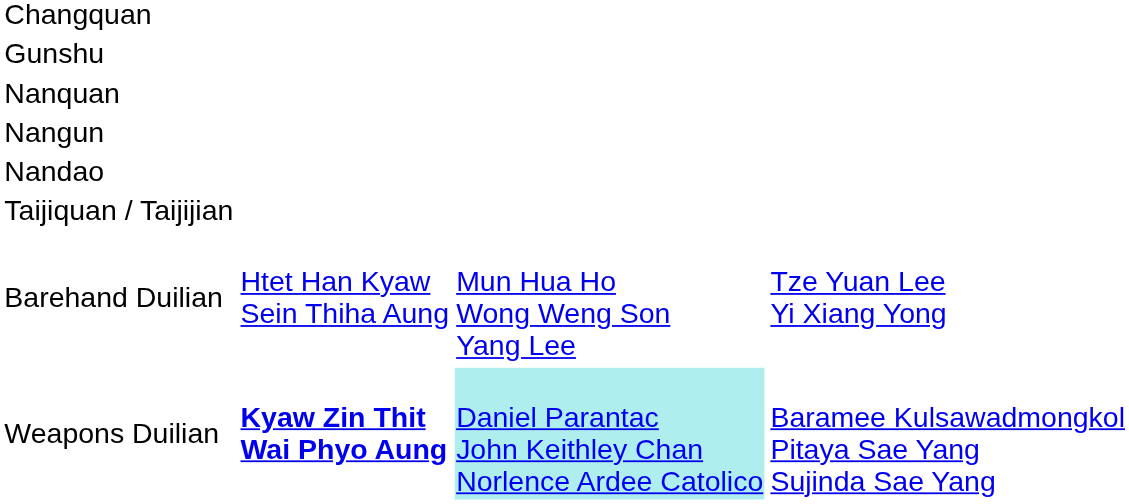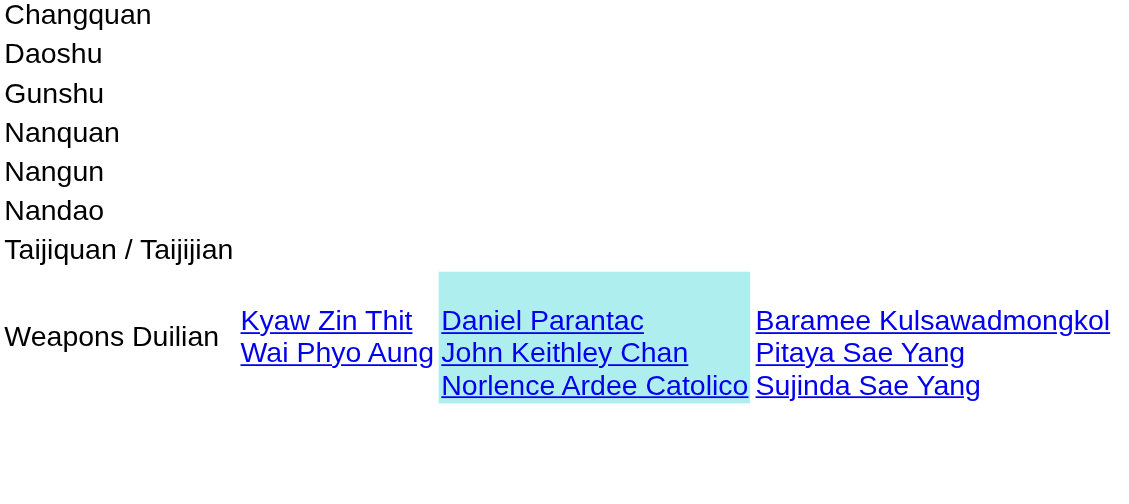+ row: (53, 54)
- row: (114, 297)
(344, 433) bold -> (337, 337) normal
